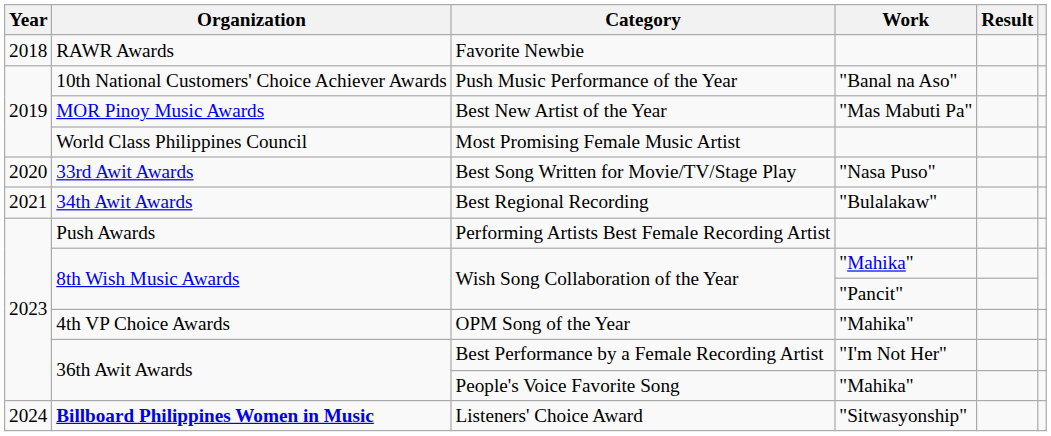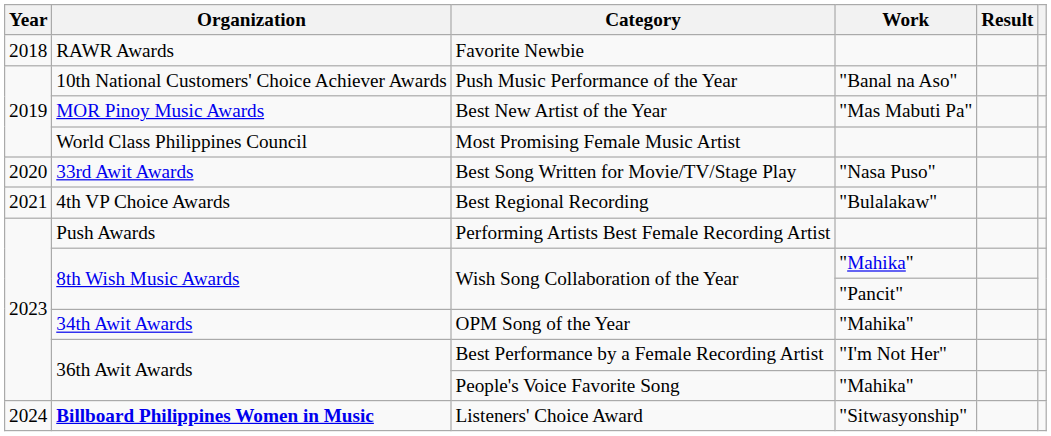(124, 202) 34th Awit Awards -> (143, 202) 4th VP Choice Awards
(143, 324) 4th VP Choice Awards -> (124, 324) 34th Awit Awards
